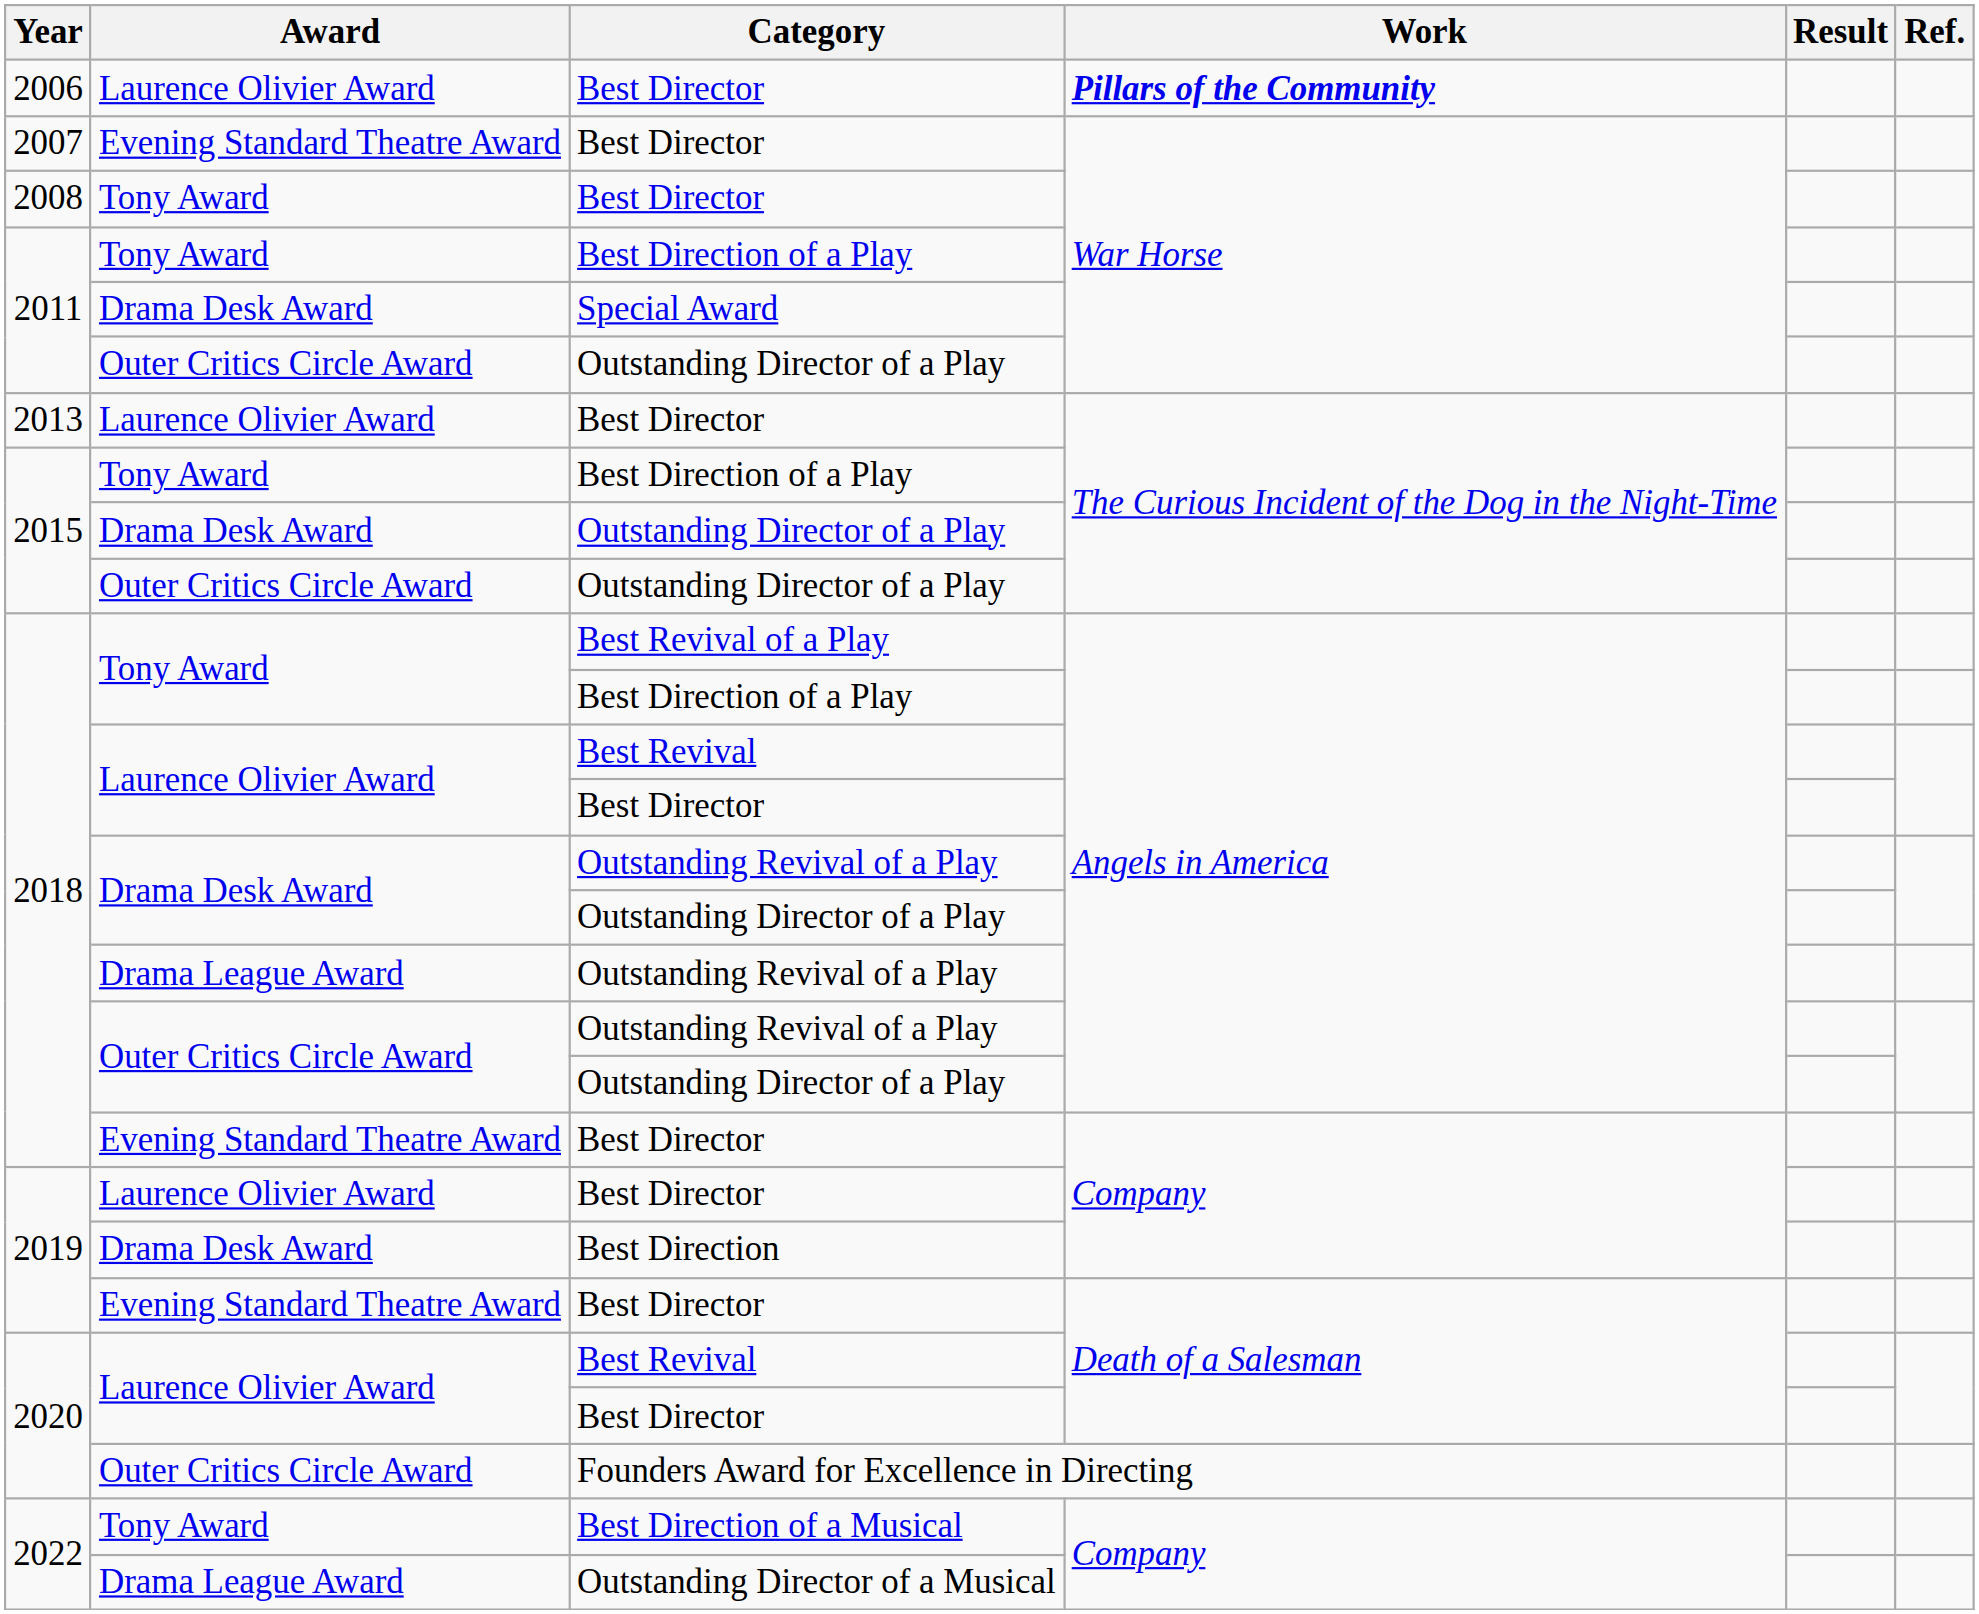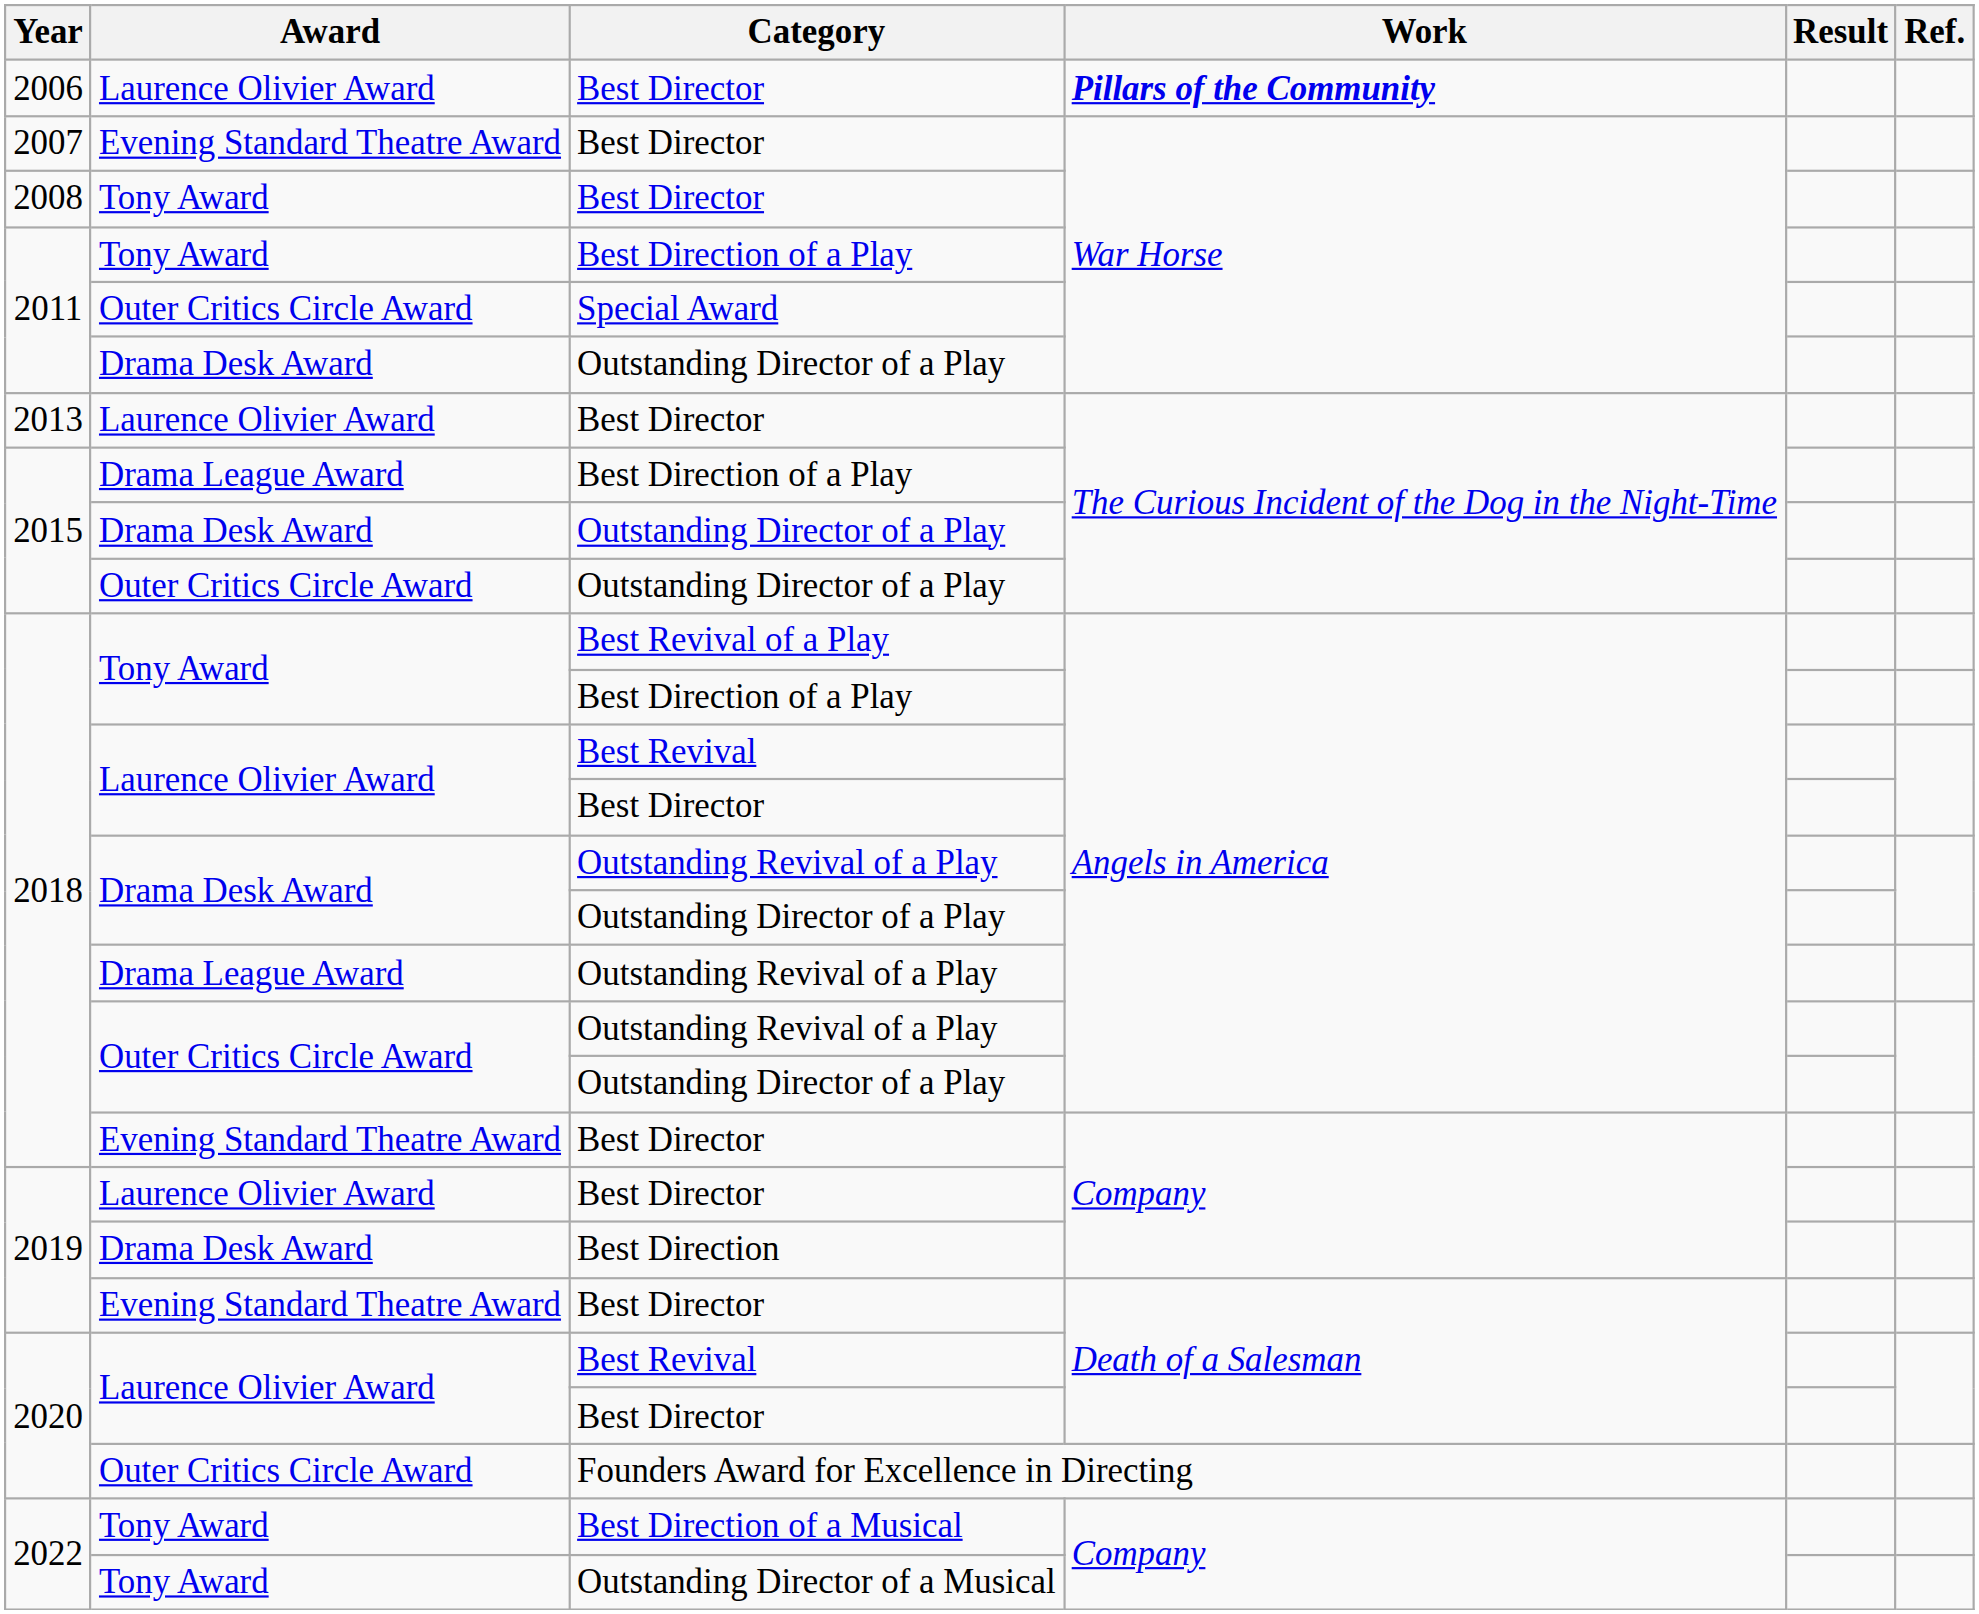(236, 308) Drama Desk Award -> (286, 308) Outer Critics Circle Award
(286, 364) Outer Critics Circle Award -> (236, 364) Drama Desk Award
(184, 474) Tony Award -> (251, 474) Drama League Award
(251, 1581) Drama League Award -> (184, 1581) Tony Award
